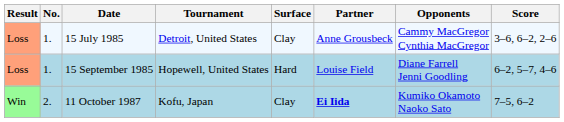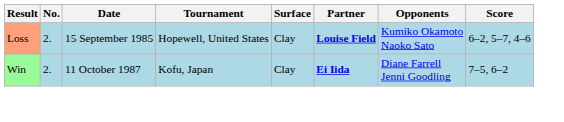- row: (94, 38)
(47, 69) 1. -> (47, 38) 2.
(285, 69) Hard -> (285, 38) Clay
(345, 69) normal -> (346, 38) bold
(433, 69) Diane Farrell Jenni Goodling -> (422, 38) Kumiko Okamoto Naoko Sato
(439, 101) Kumiko Okamoto Naoko Sato -> (416, 69) Diane Farrell Jenni Goodling
